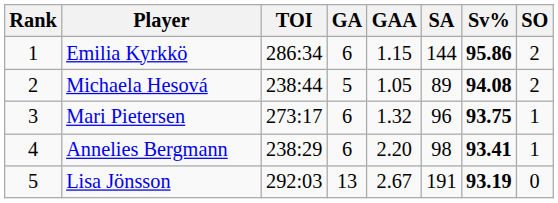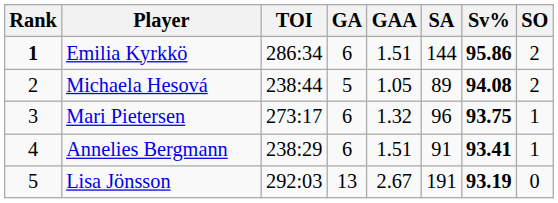(33, 52) normal -> (33, 52) bold
(394, 52) 1.15 -> (394, 52) 1.51
(394, 149) 2.20 -> (394, 149) 1.51
(441, 149) 98 -> (441, 149) 91
